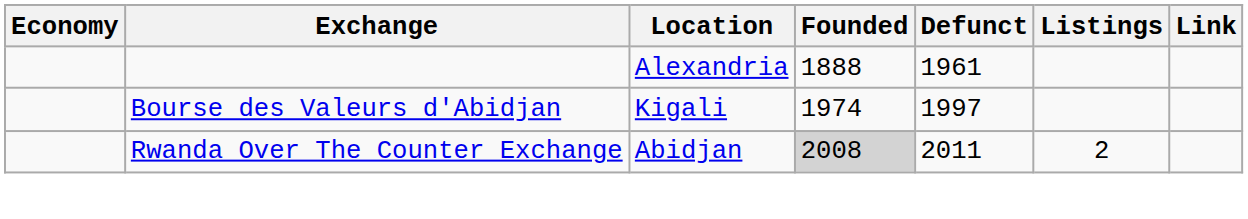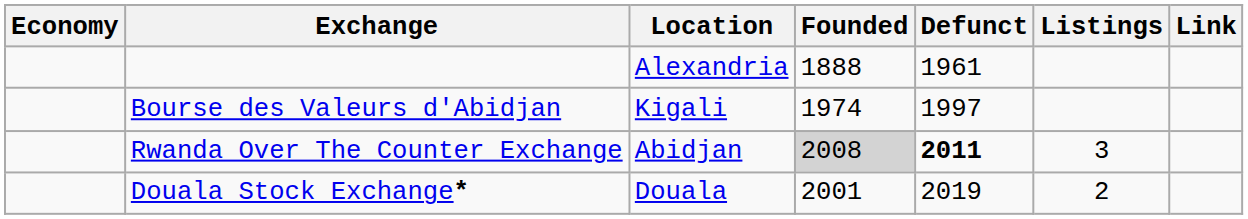(951, 151) normal -> (951, 151) bold
(1102, 151) 2 -> (1102, 151) 3
+ row: (300, 193)
